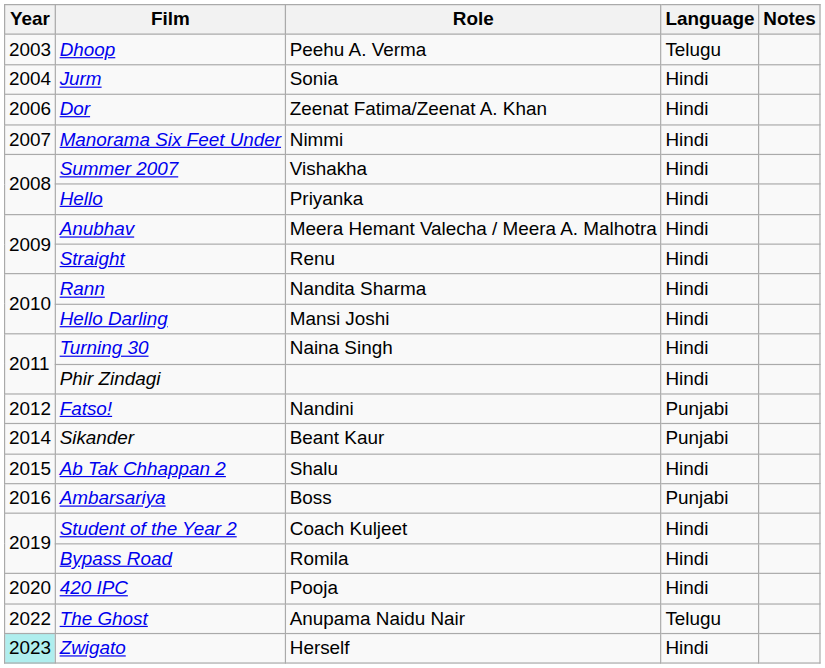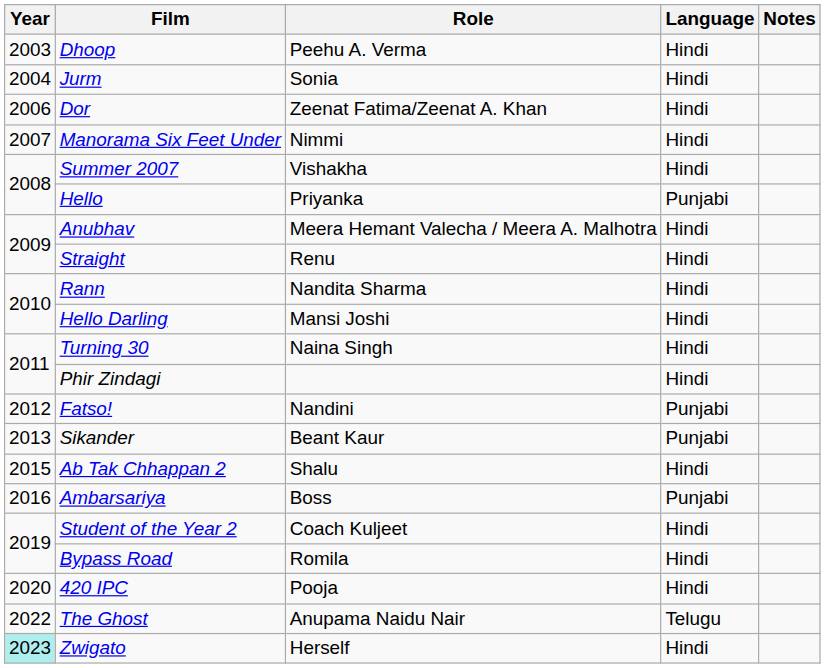(693, 49) Telugu -> (687, 49) Hindi
(687, 199) Hindi -> (697, 199) Punjabi
(30, 438) 2014 -> (30, 438) 2013
